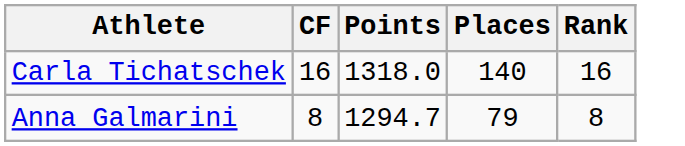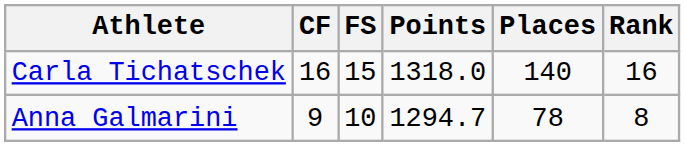+ column: (360, 27)
(315, 118) 8 -> (315, 118) 9
(502, 118) 79 -> (548, 118) 78
